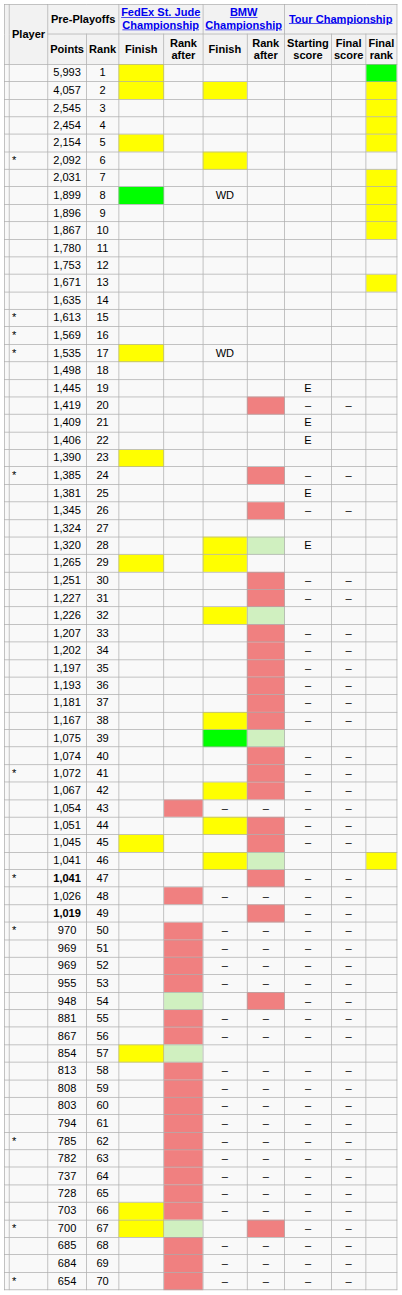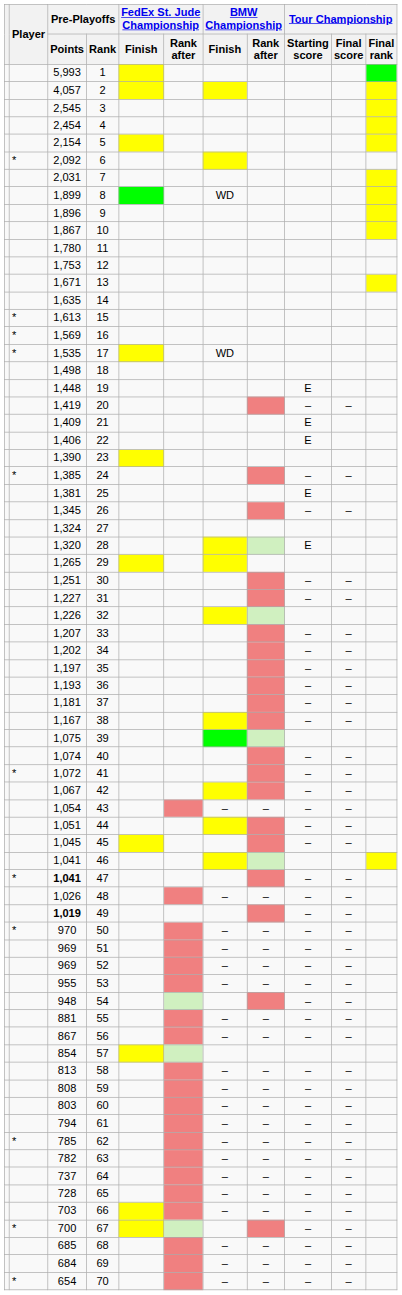(67, 388) 1,445 -> (67, 388) 1,448
